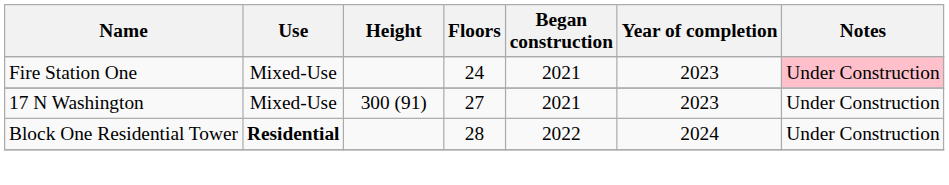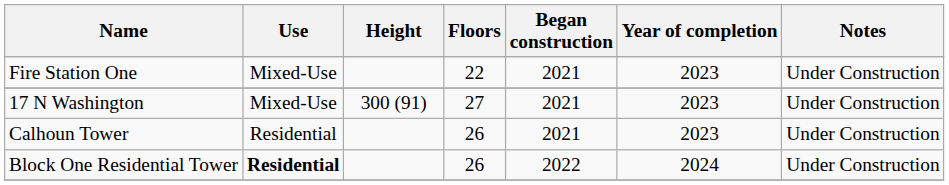(474, 72) 24 -> (474, 72) 22
(863, 72) pink background -> (863, 72) no background
+ row: (69, 133)
(474, 133) 28 -> (474, 164) 26
